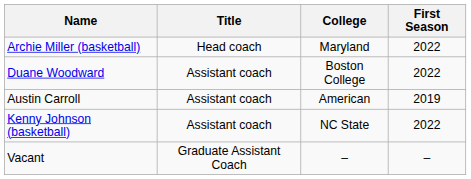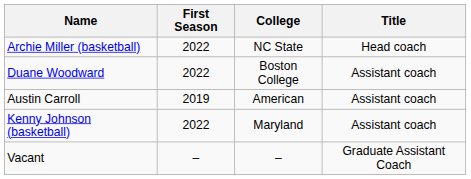columns swapped: (229, 20) <-> (427, 20)
(345, 47) Maryland -> (278, 47) NC State
(345, 125) NC State -> (278, 125) Maryland
